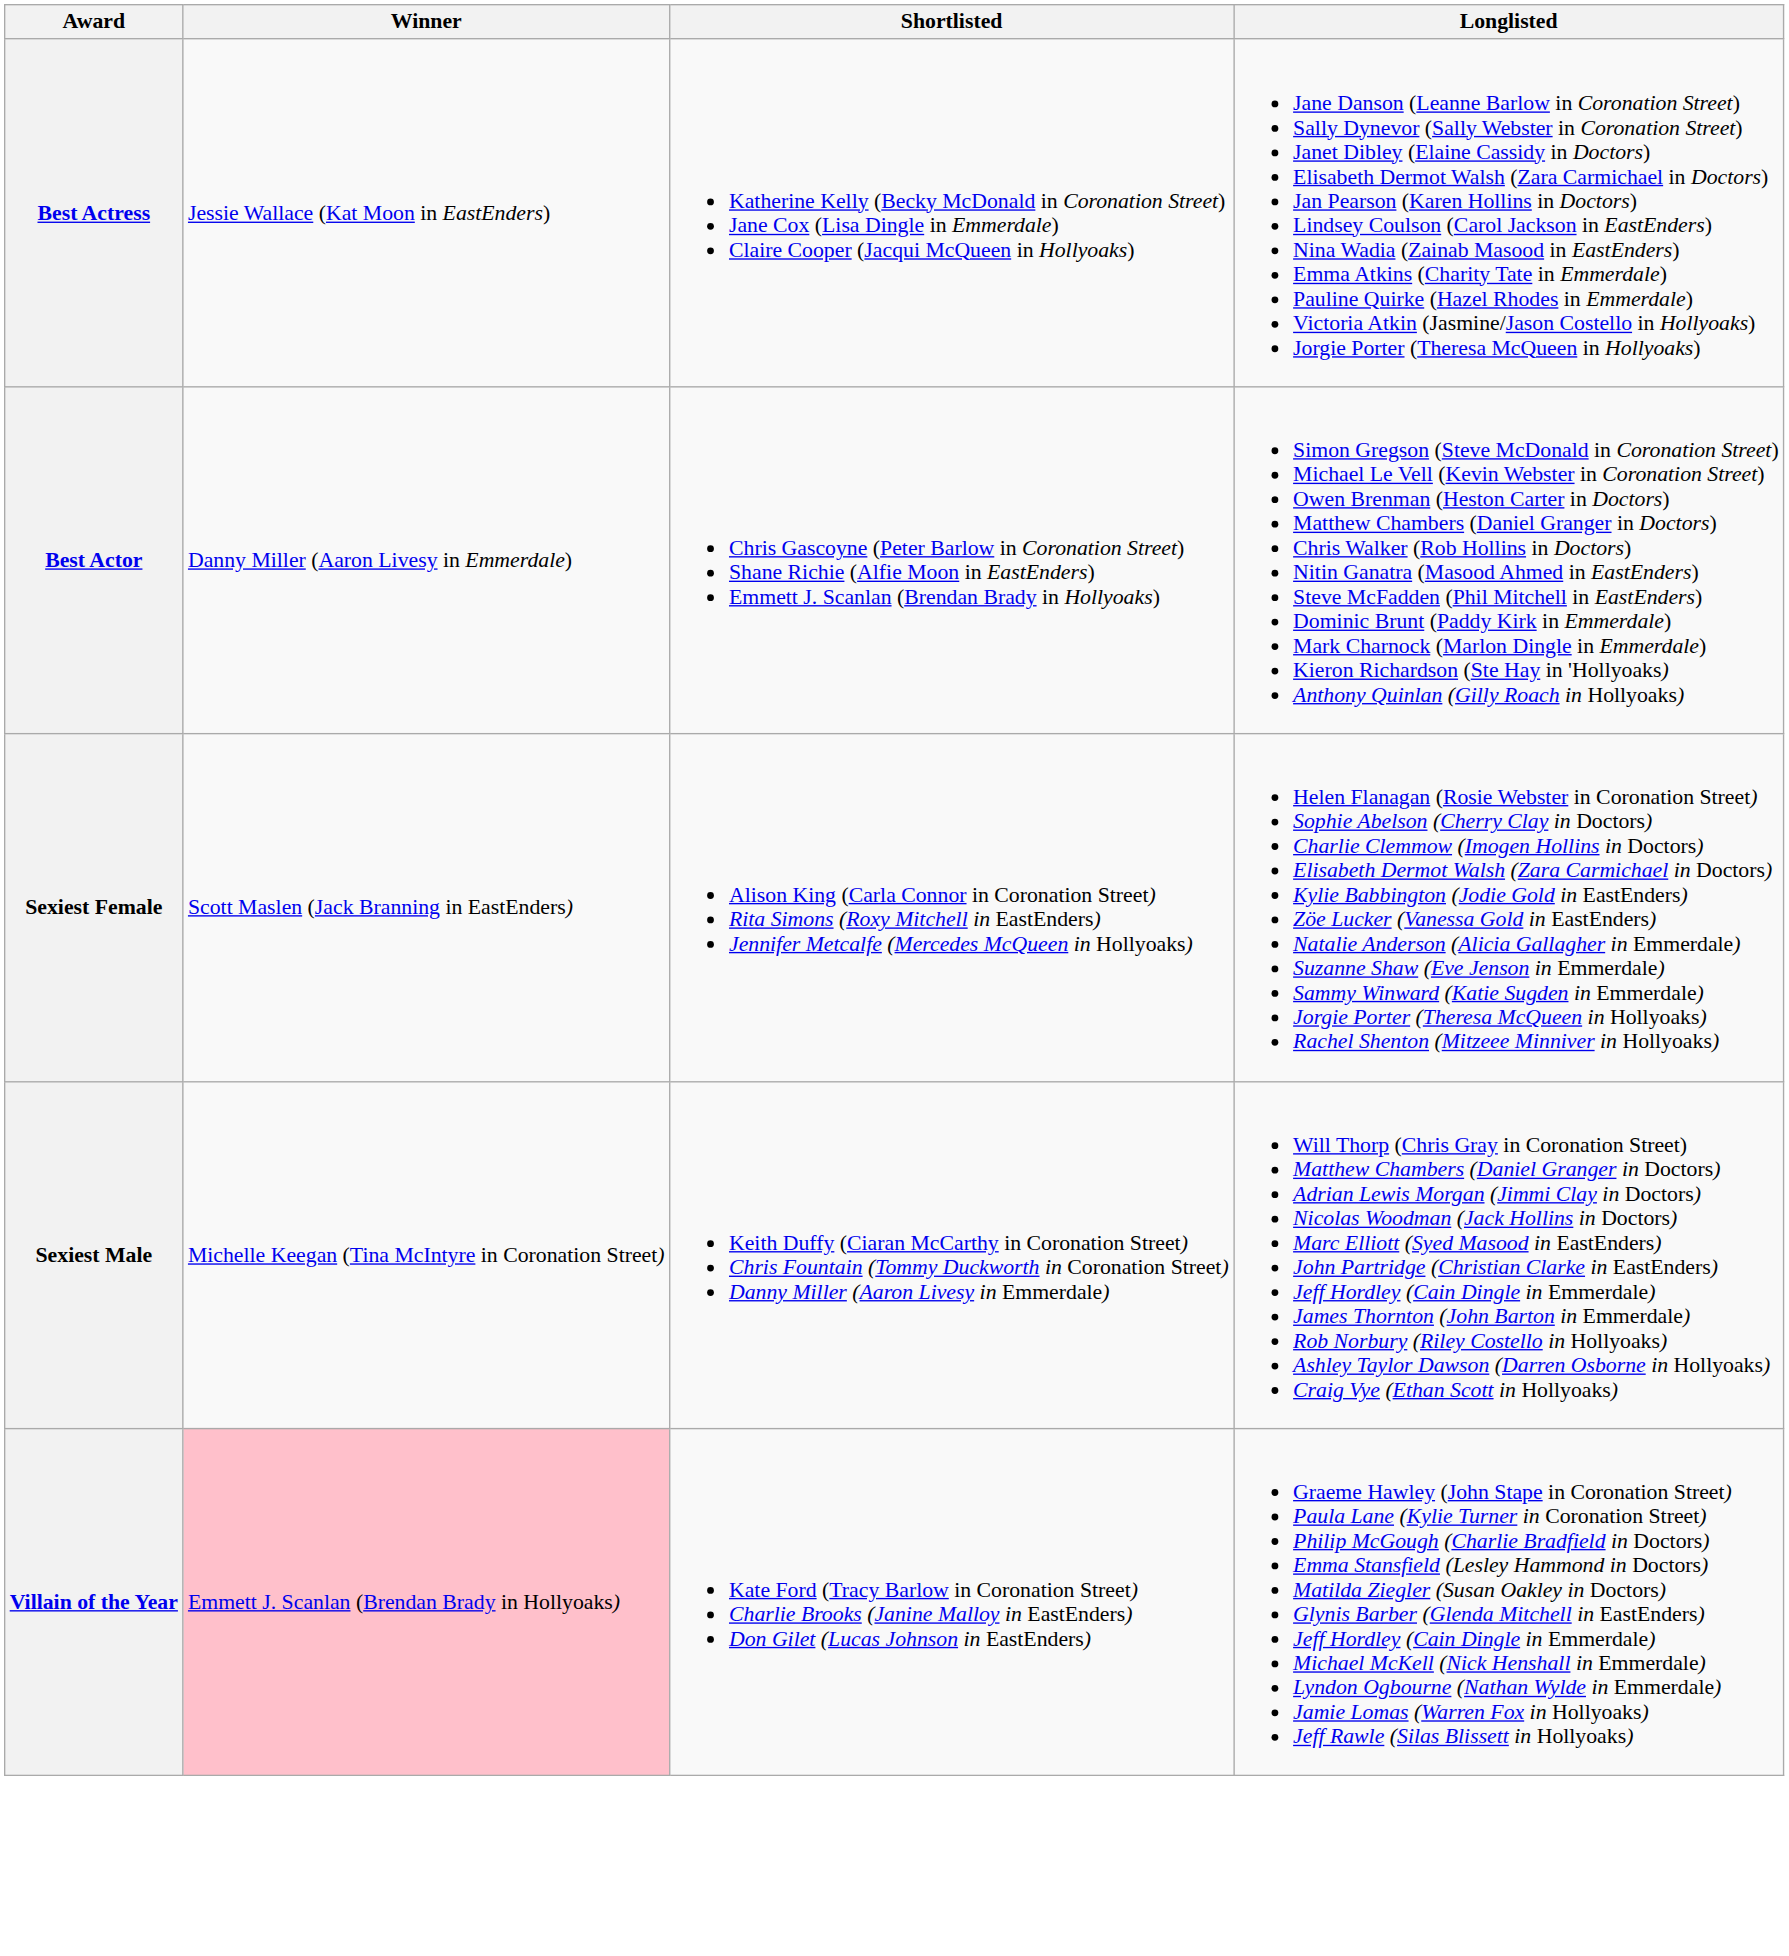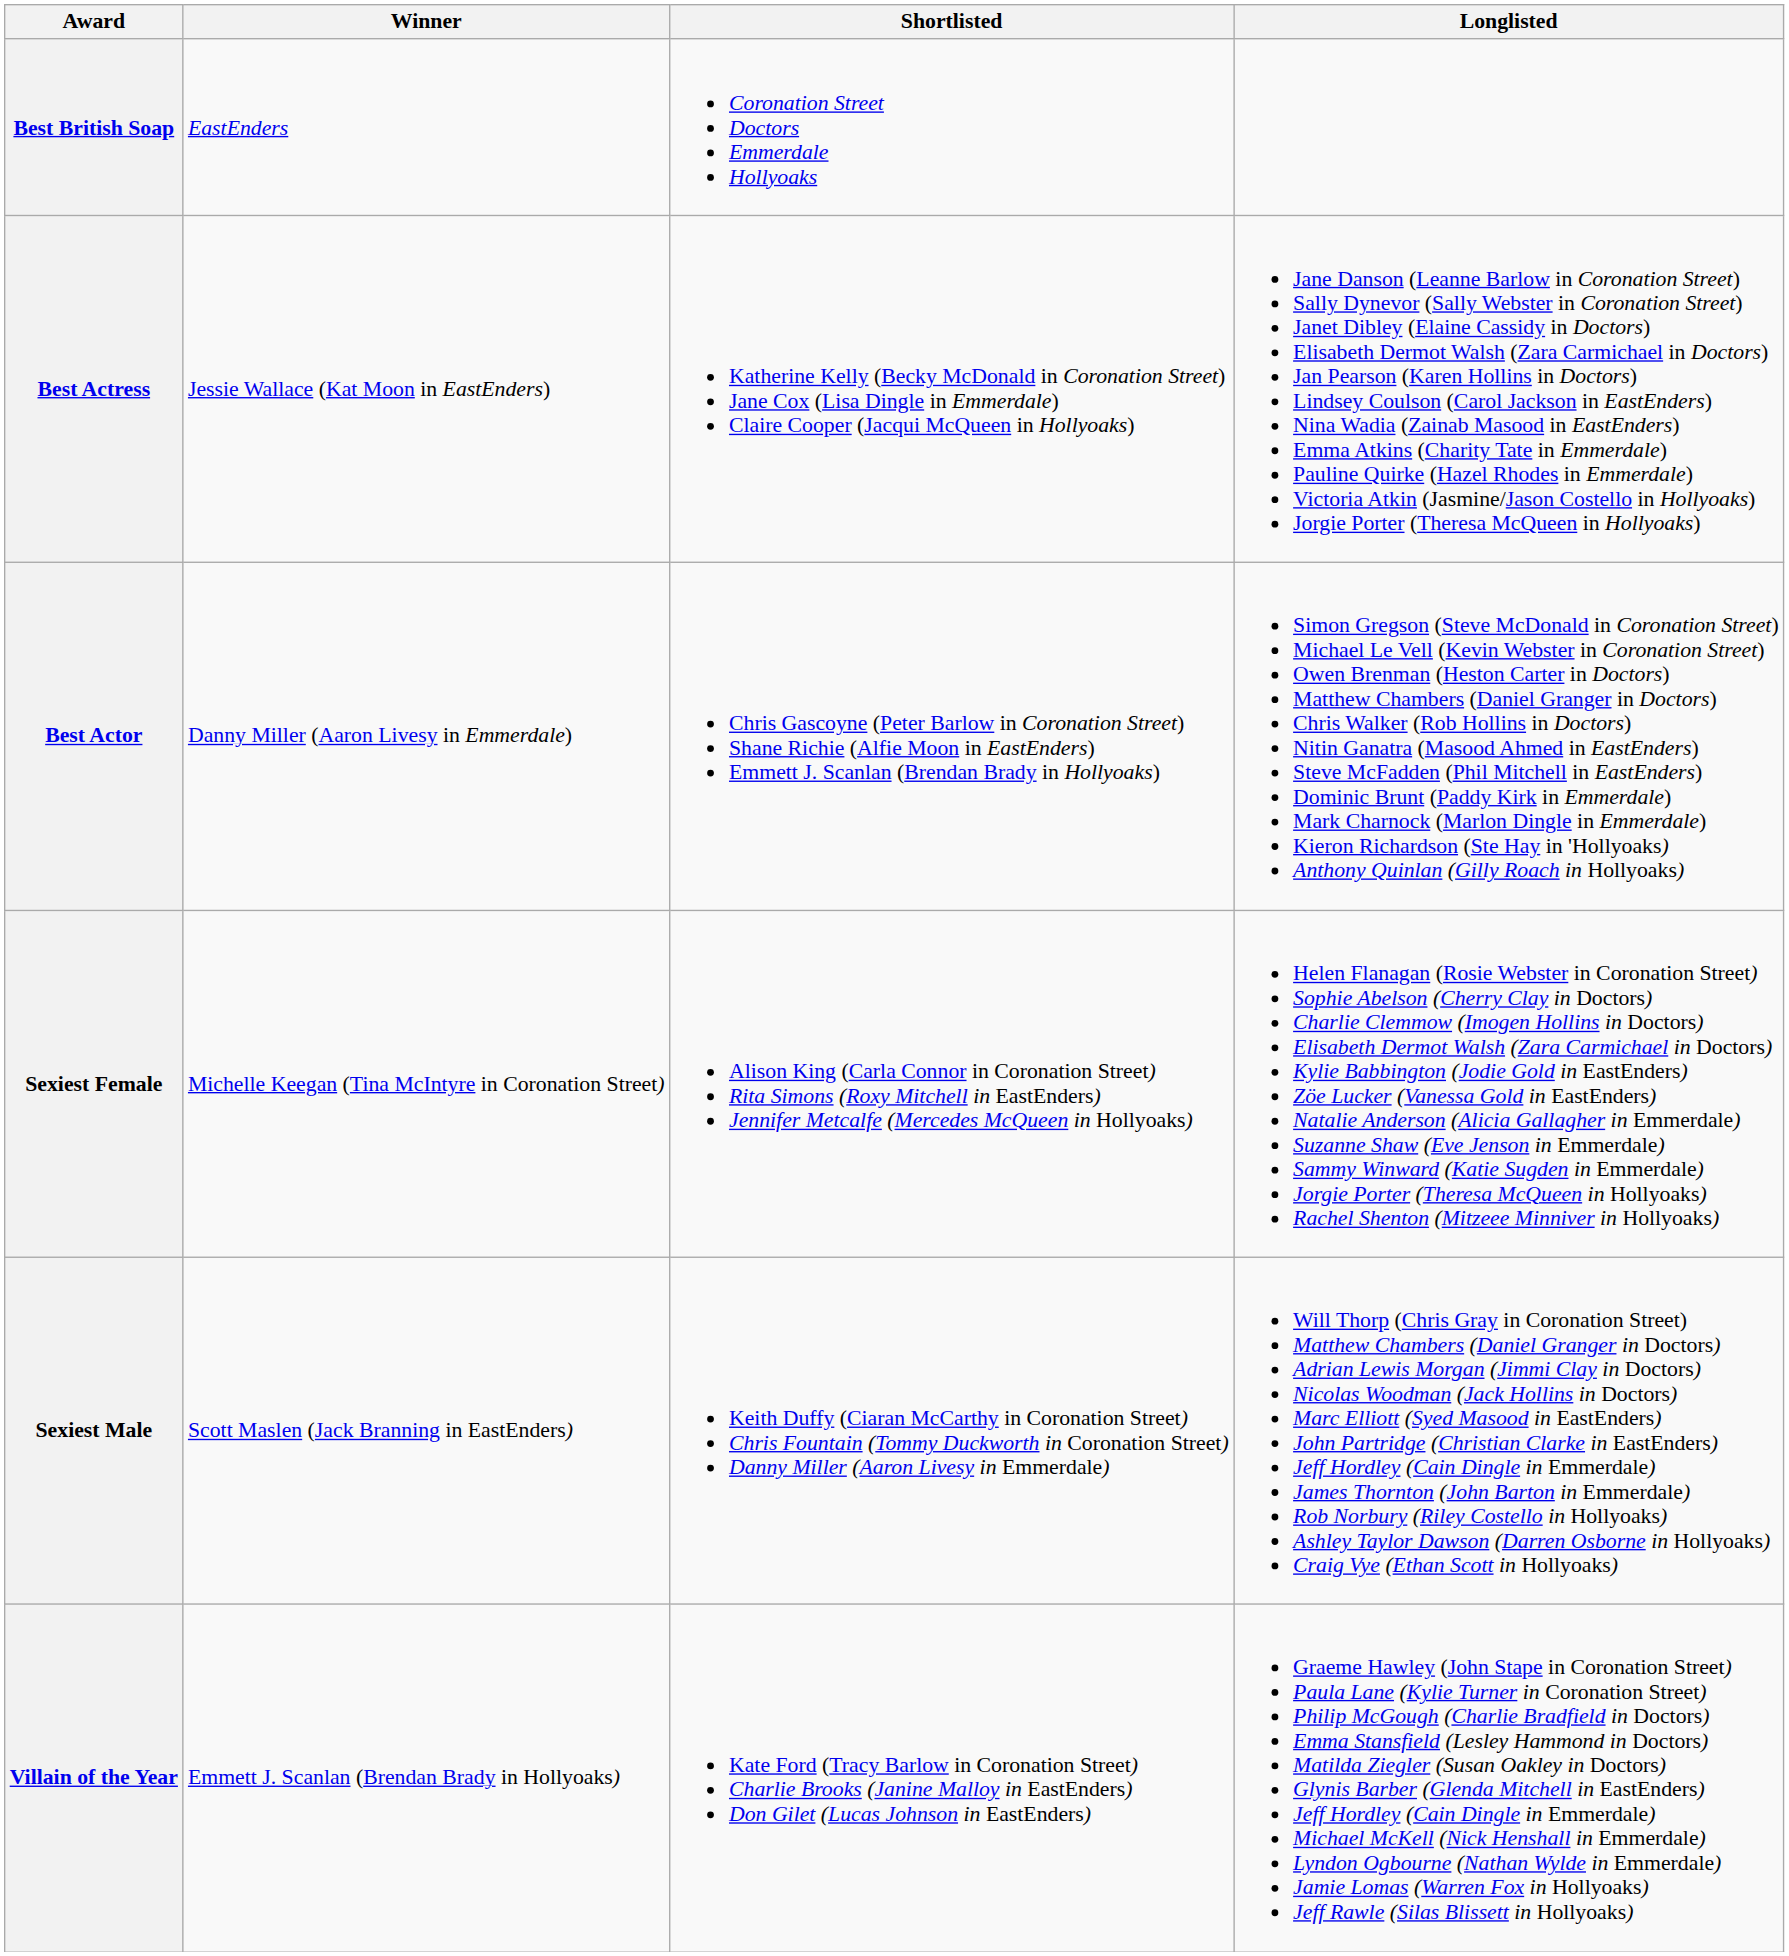+ row: (94, 126)
(380, 907) Scott Maslen (Jack Branning in EastEnders) -> (426, 1083) Michelle Keegan (Tina McIntyre in Coronation Street)
(426, 1254) Michelle Keegan (Tina McIntyre in Coronation Street) -> (380, 1430) Scott Maslen (Jack Branning in EastEnders)
(404, 1601) pink background -> (404, 1777) no background
